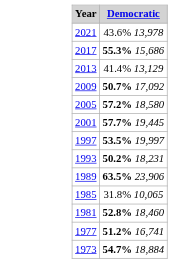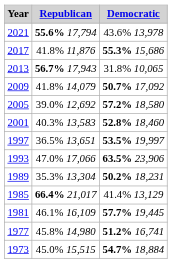+ column: (66, 14)
(133, 68) 41.4% 13,129 -> (133, 68) 31.8% 10,065
(133, 122) 57.7% 19,445 -> (133, 122) 52.8% 18,460
(133, 158) 50.2% 18,231 -> (133, 158) 63.5% 23,906
(133, 177) 63.5% 23,906 -> (133, 177) 50.2% 18,231
(133, 195) 31.8% 10,065 -> (133, 195) 41.4% 13,129
(133, 213) 52.8% 18,460 -> (133, 213) 57.7% 19,445
